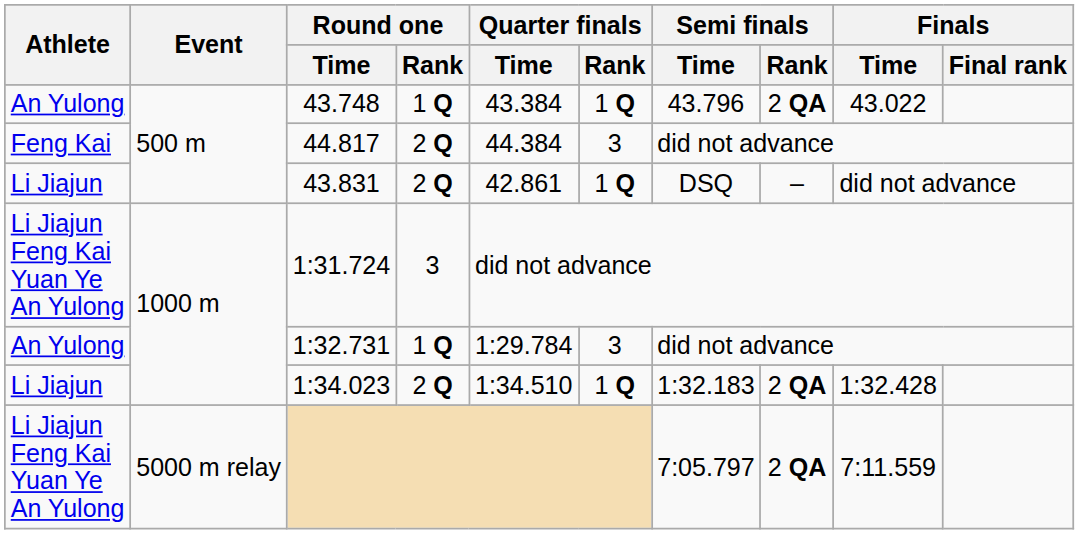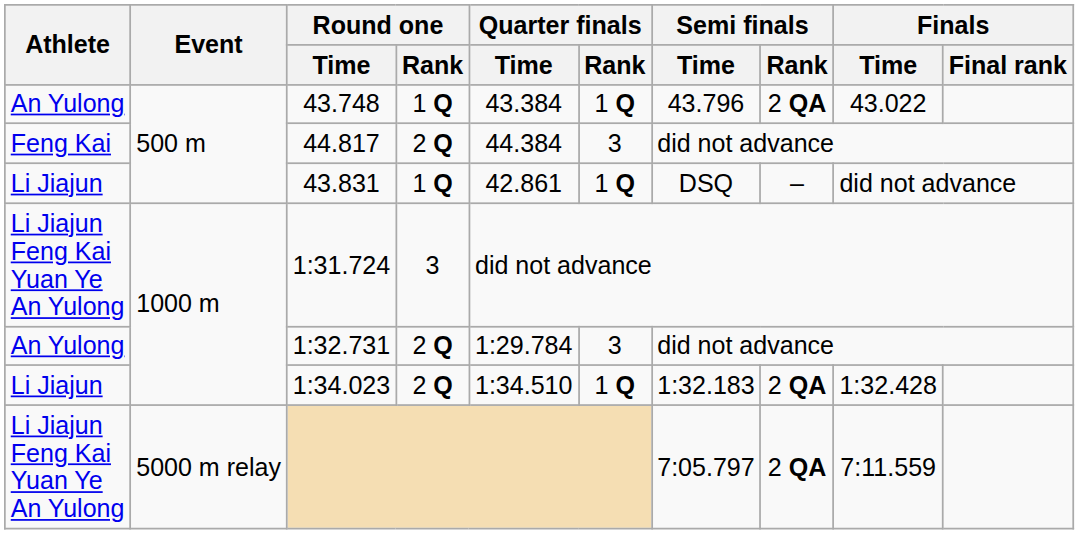(433, 183) 2 Q -> (433, 183) 1 Q
(433, 346) 1 Q -> (433, 346) 2 Q
